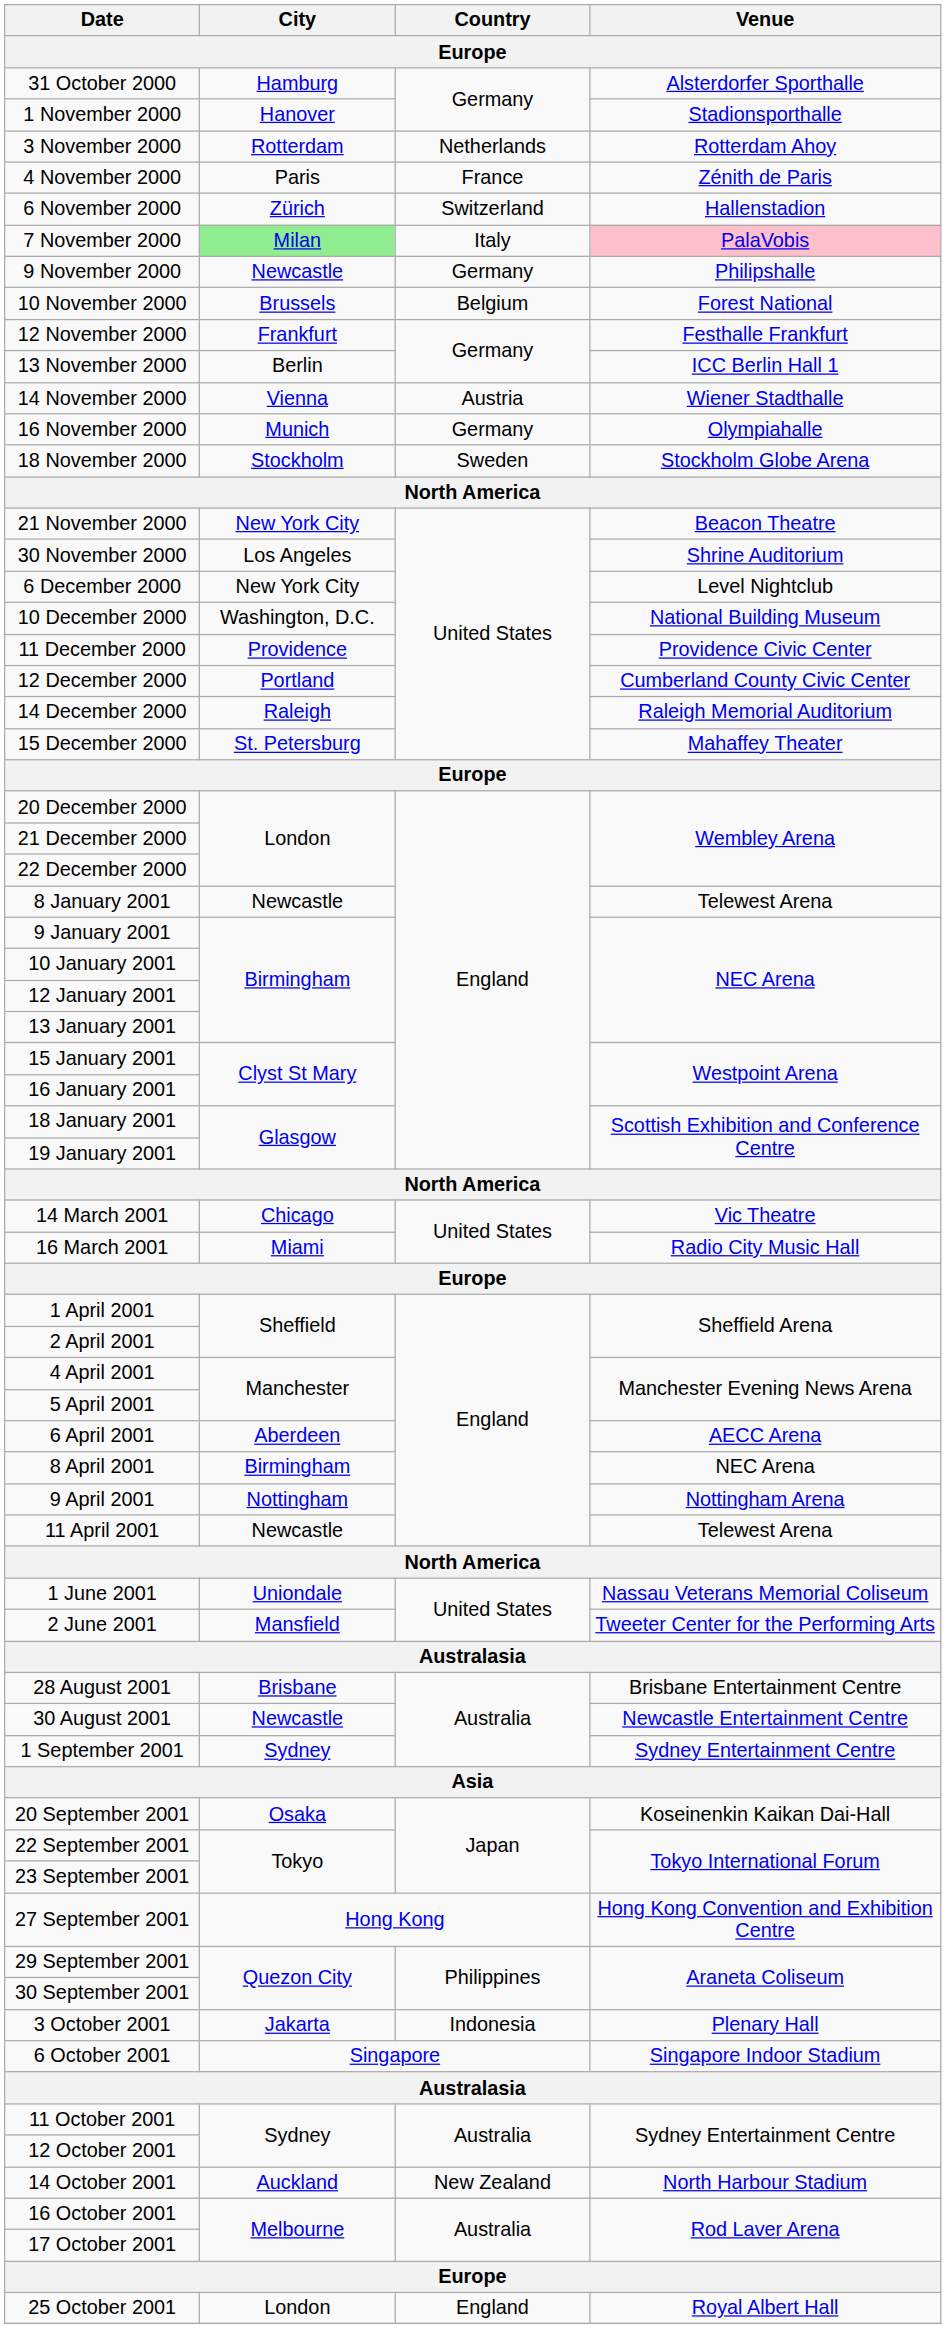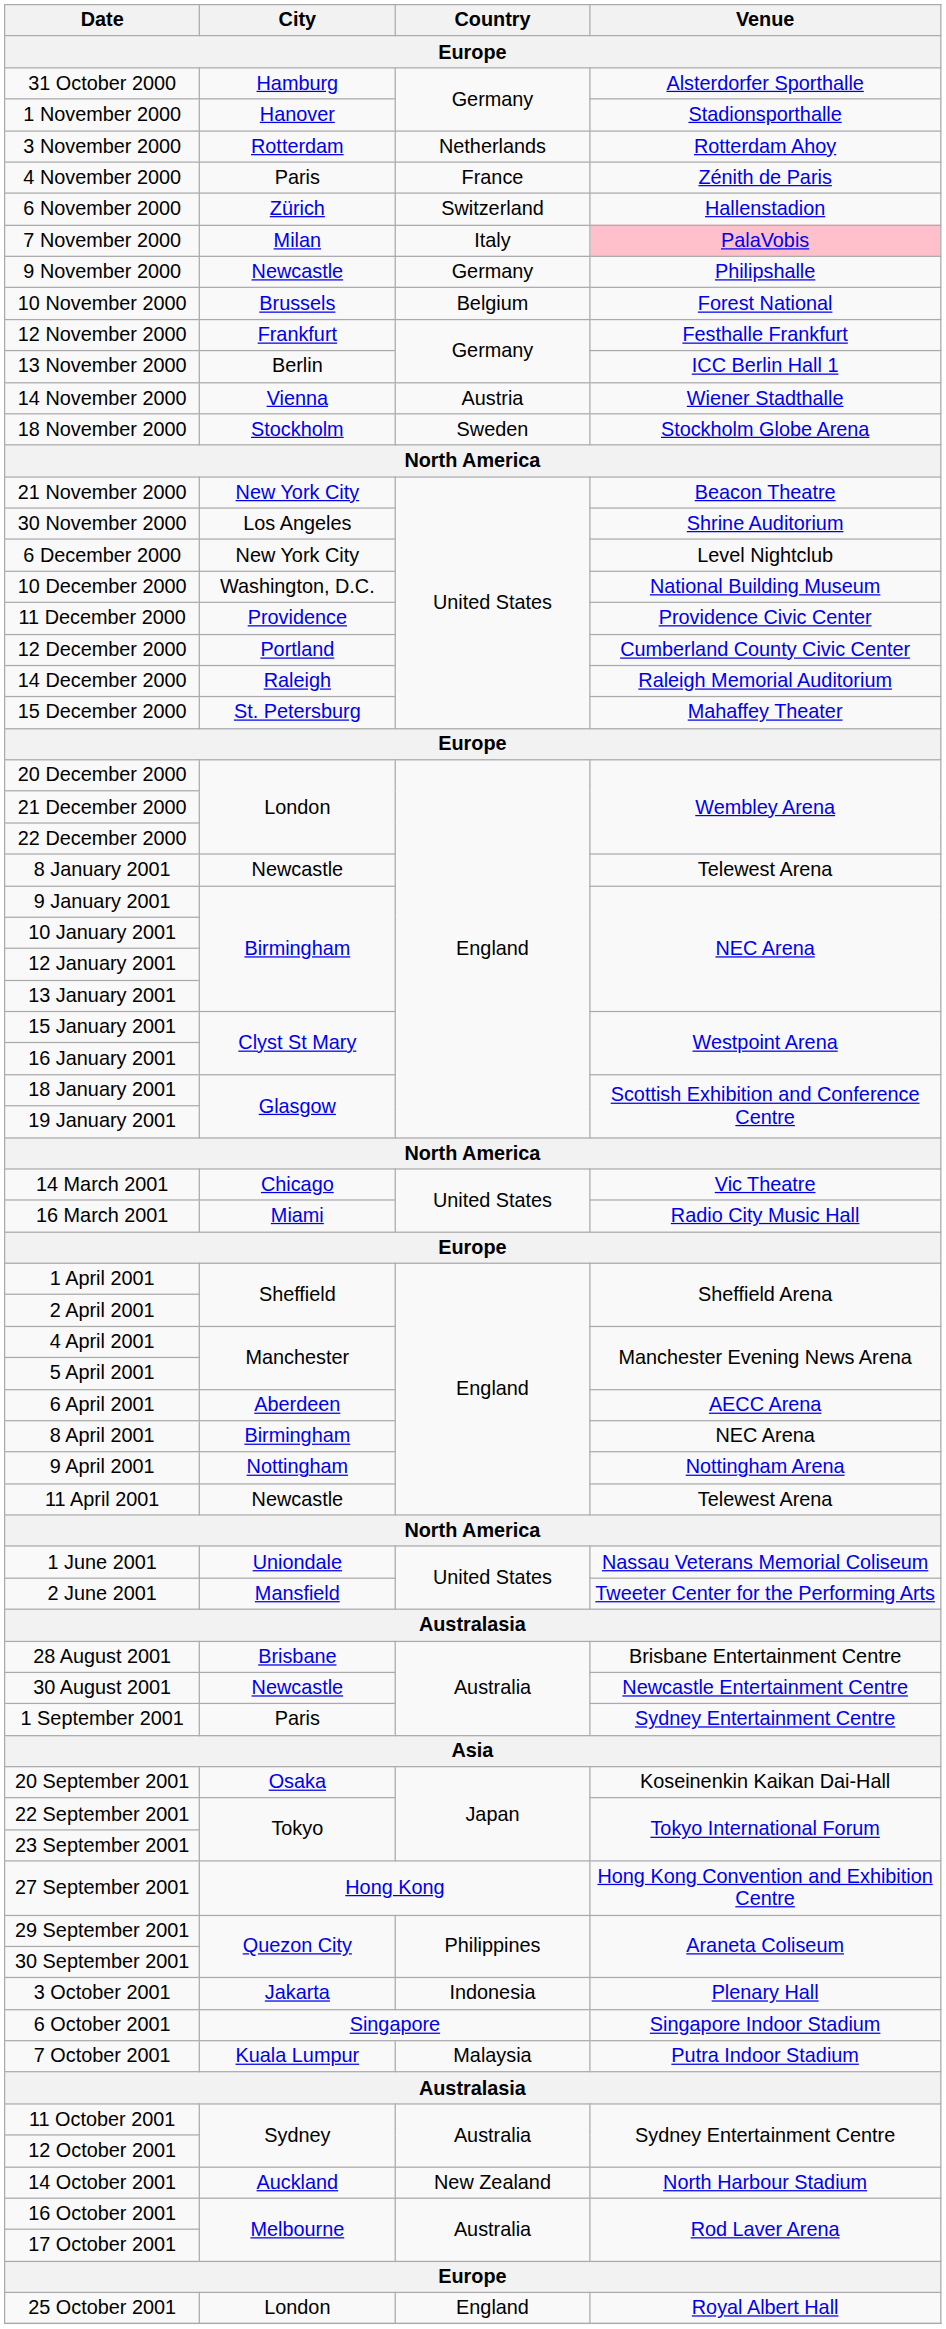(297, 240) lightgreen background -> (297, 240) no background
- row: (102, 429)
(297, 1750) Sydney -> (297, 1719) Paris
+ row: (102, 2056)
